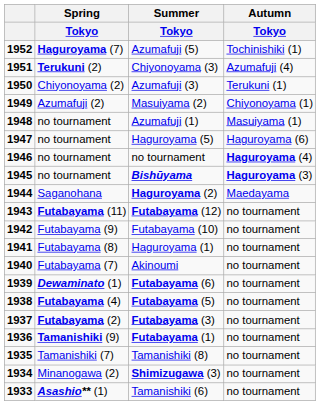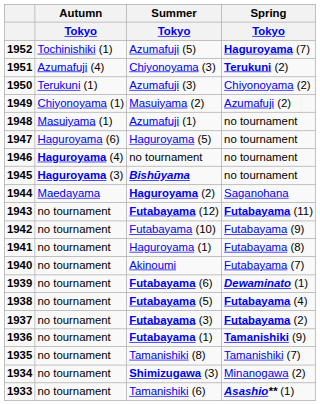columns swapped: (82, 31) <-> (270, 31)
